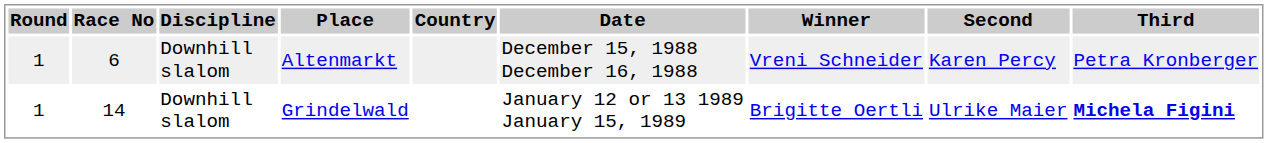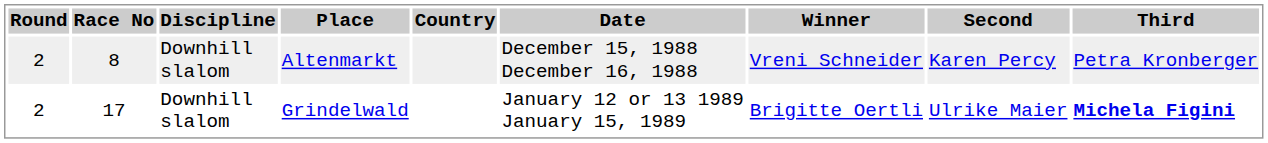(39, 60) 1 -> (39, 60) 2
(114, 60) 6 -> (114, 60) 8
(39, 111) 1 -> (39, 111) 2
(114, 111) 14 -> (114, 111) 17
